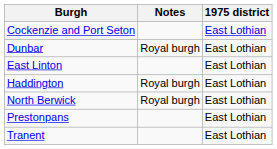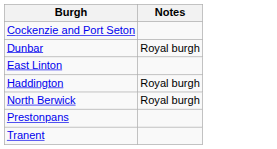- column: (237, 13)
